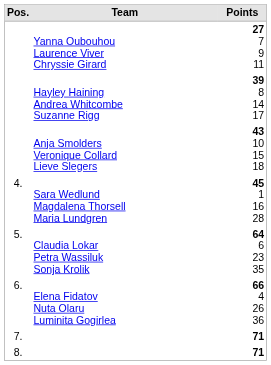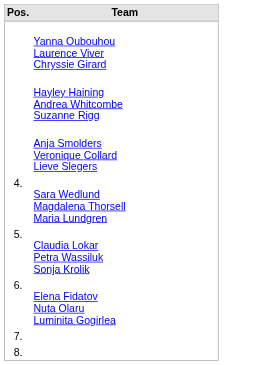- column: (242, 13)
